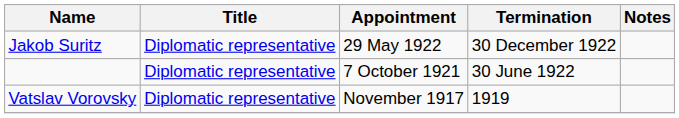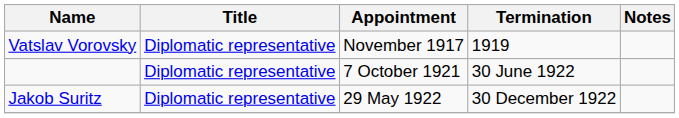rows swapped: (72, 98) <-> (55, 44)
